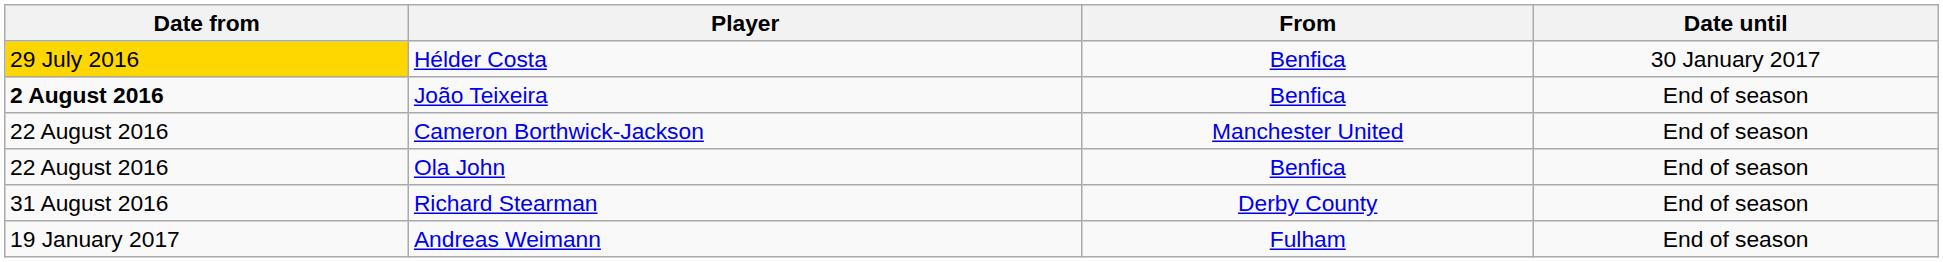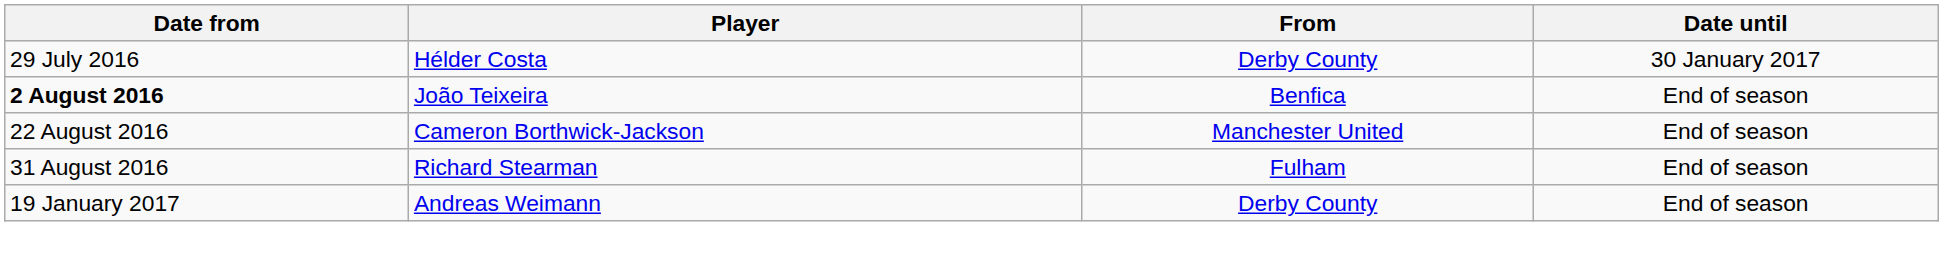(75, 59) gold background -> (75, 59) no background
(1308, 59) Benfica -> (1308, 59) Derby County
- row: (460, 167)
(1308, 203) Derby County -> (1308, 167) Fulham
(1308, 240) Fulham -> (1308, 203) Derby County
